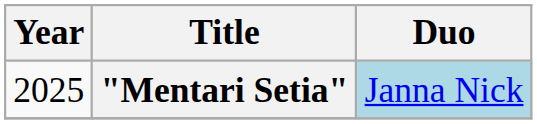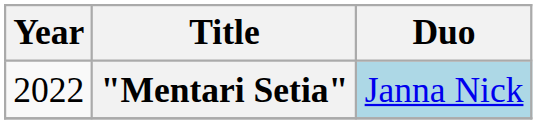(49, 88) 2025 -> (49, 88) 2022
